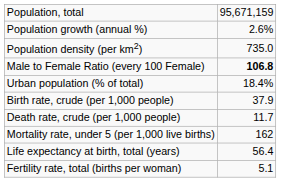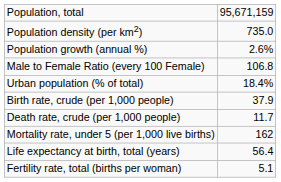rows swapped: (75, 48) <-> (77, 30)
(260, 66) bold -> (260, 66) normal
